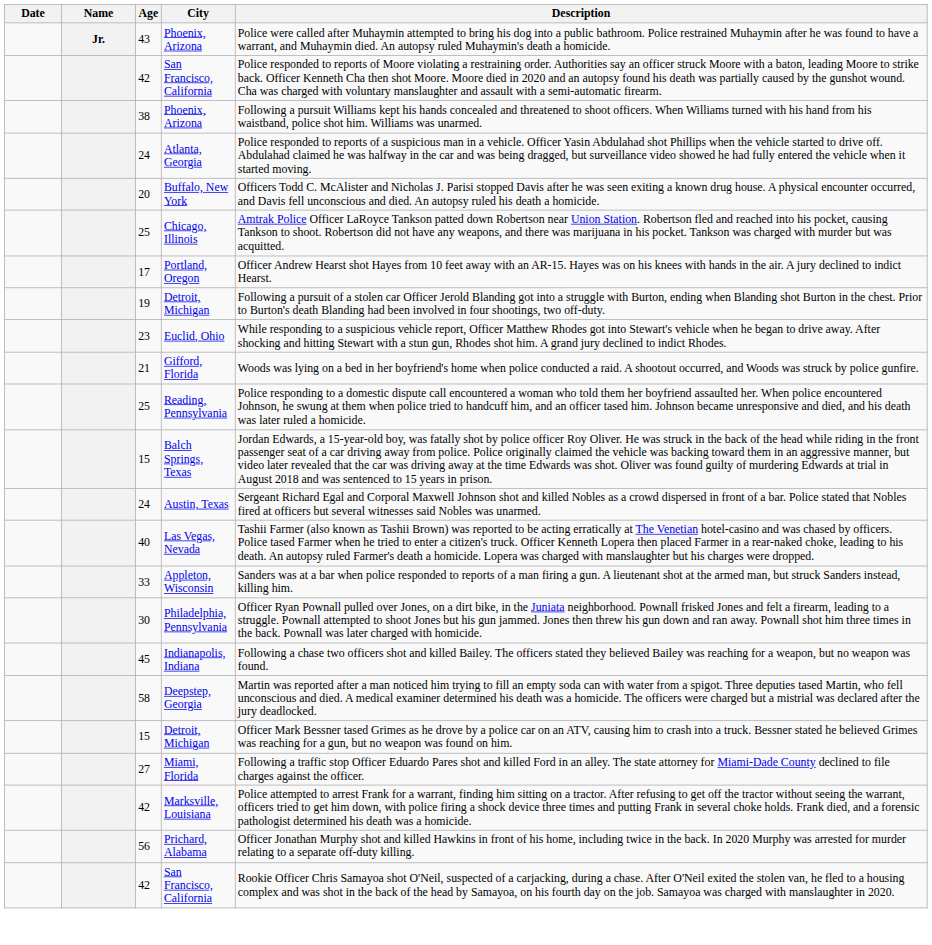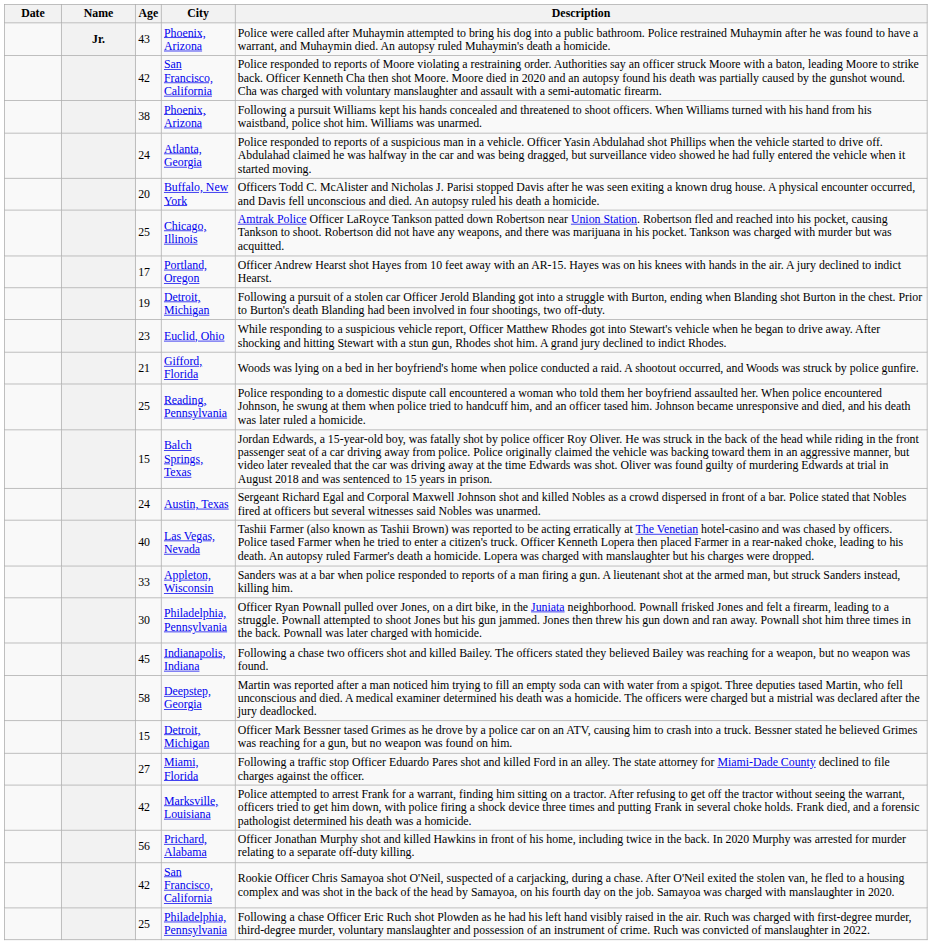+ row: (144, 924)
